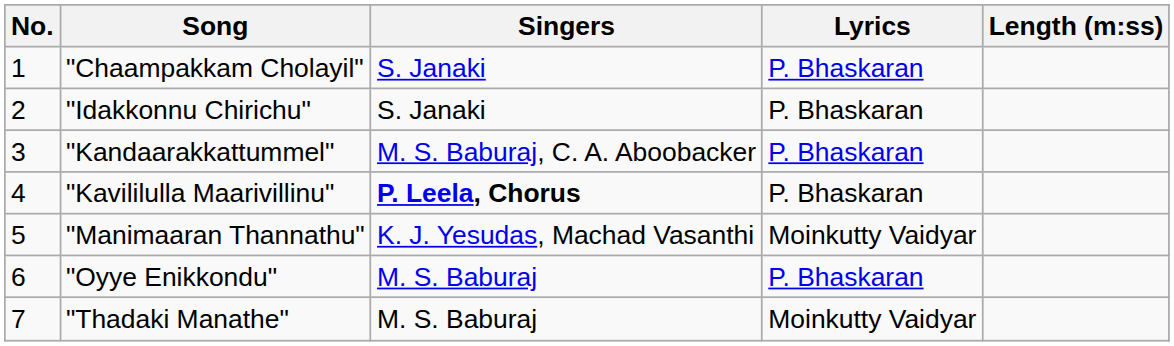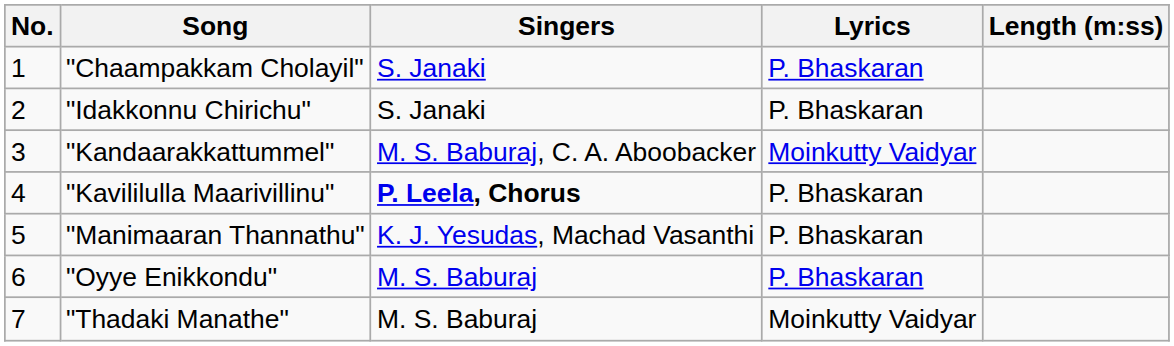(846, 152) P. Bhaskaran -> (872, 152) Moinkutty Vaidyar
(872, 235) Moinkutty Vaidyar -> (846, 235) P. Bhaskaran
